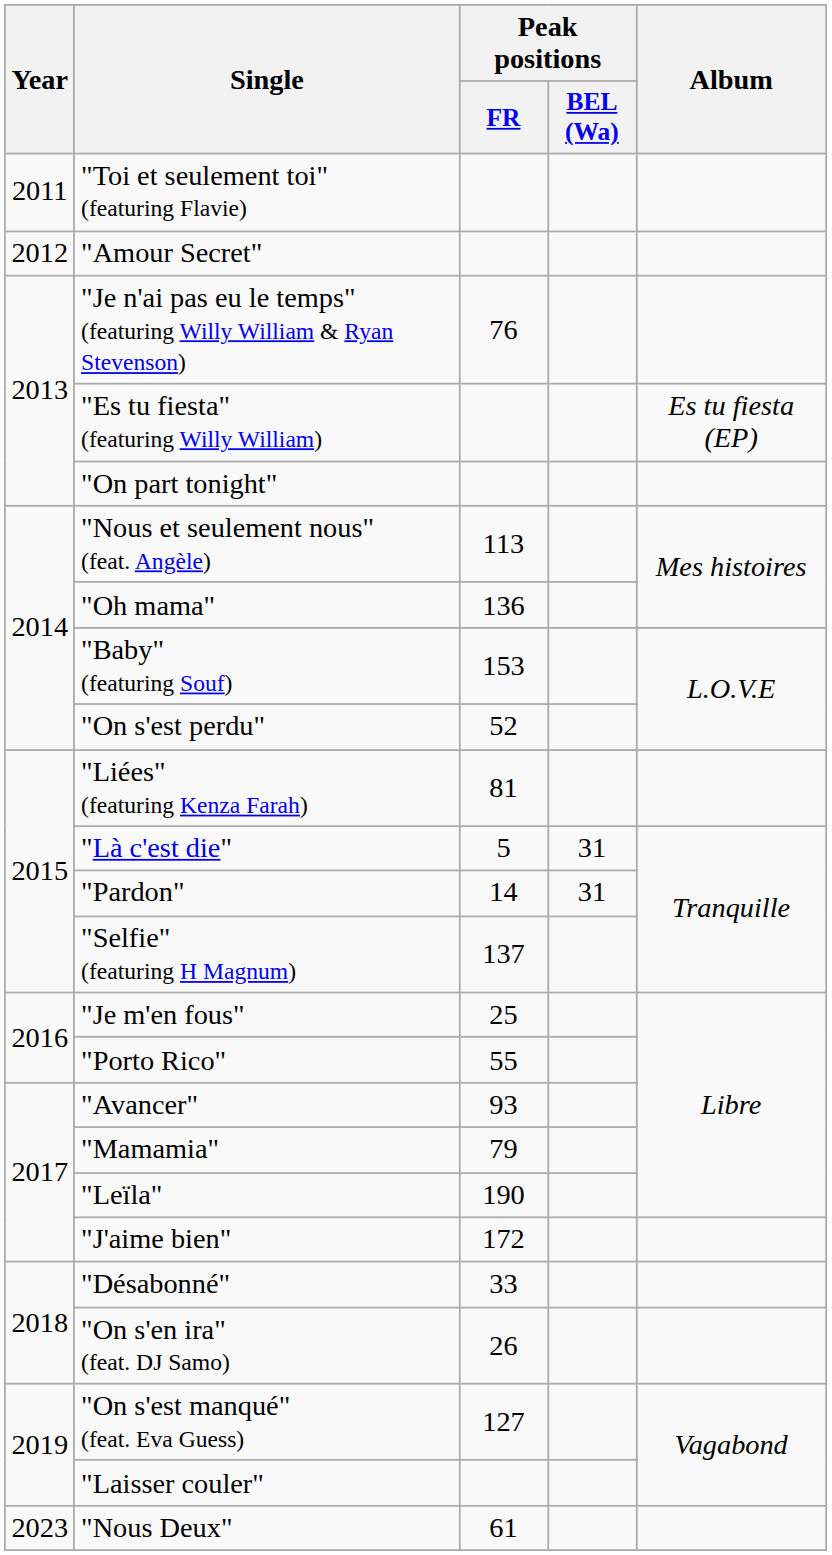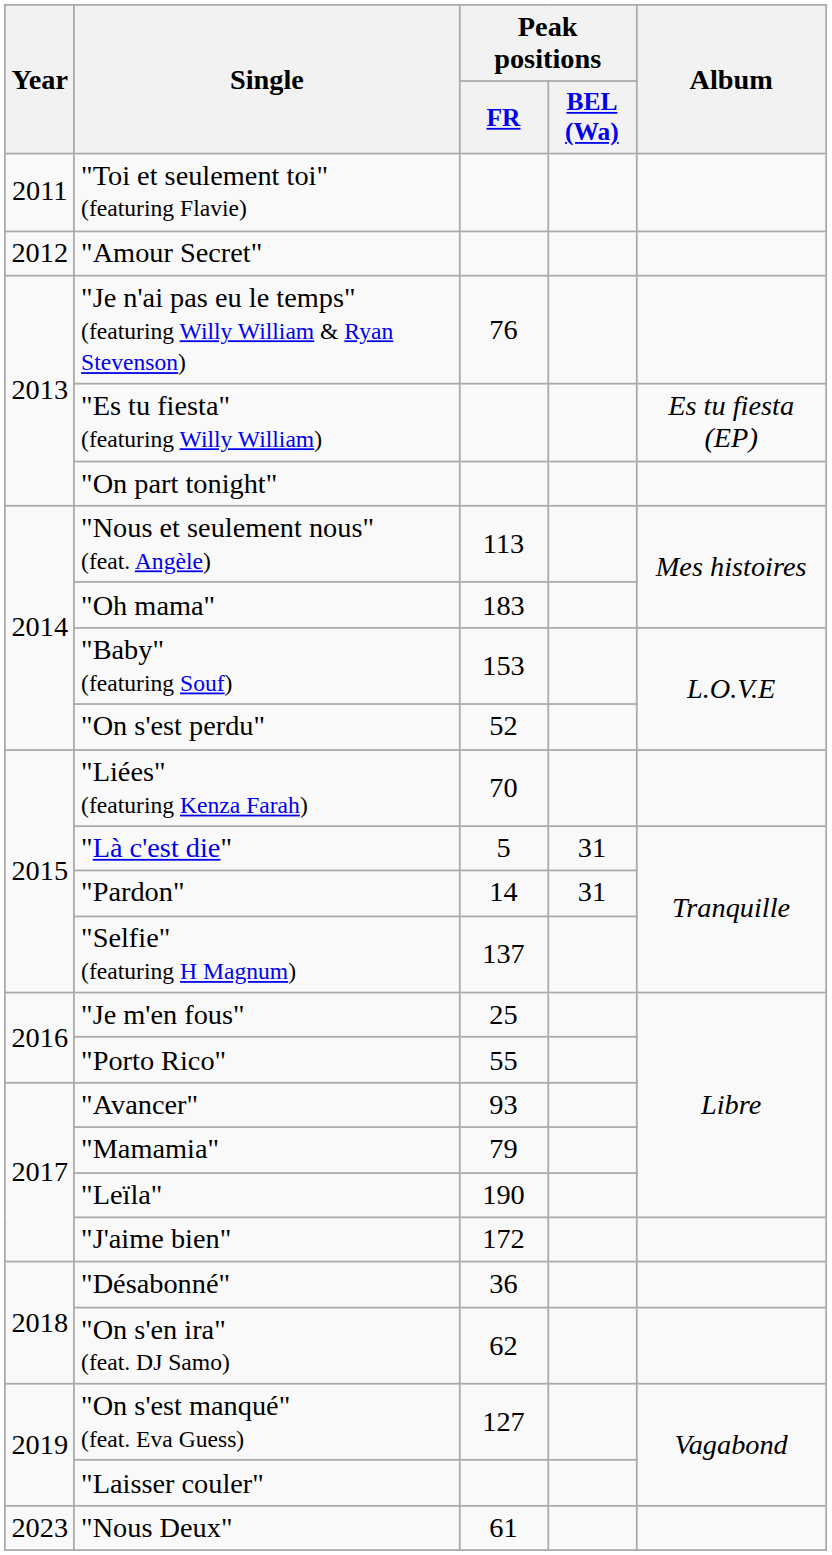(504, 604) 136 -> (504, 604) 183
(504, 787) 81 -> (504, 787) 70
(504, 1284) 33 -> (504, 1284) 36
(504, 1344) 26 -> (504, 1344) 62
